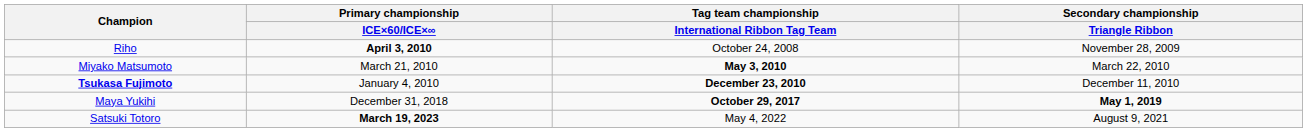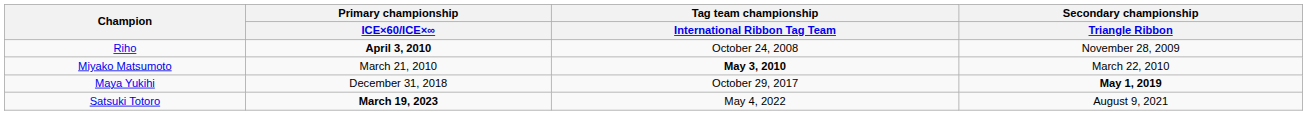- row: (125, 83)
(755, 101) bold -> (755, 83) normal
